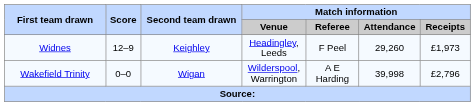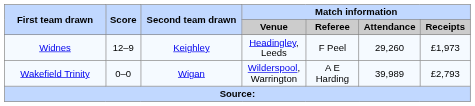(390, 73) 39,998 -> (390, 73) 39,989
(445, 73) £2,796 -> (445, 73) £2,793
